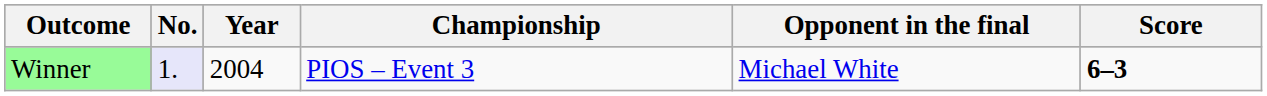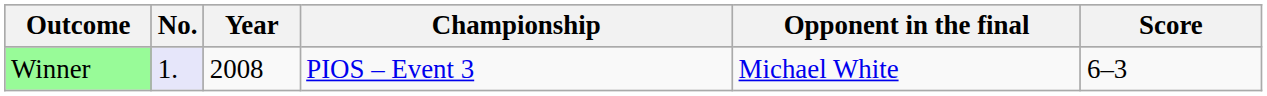(237, 68) 2004 -> (237, 68) 2008
(1107, 68) bold -> (1107, 68) normal
